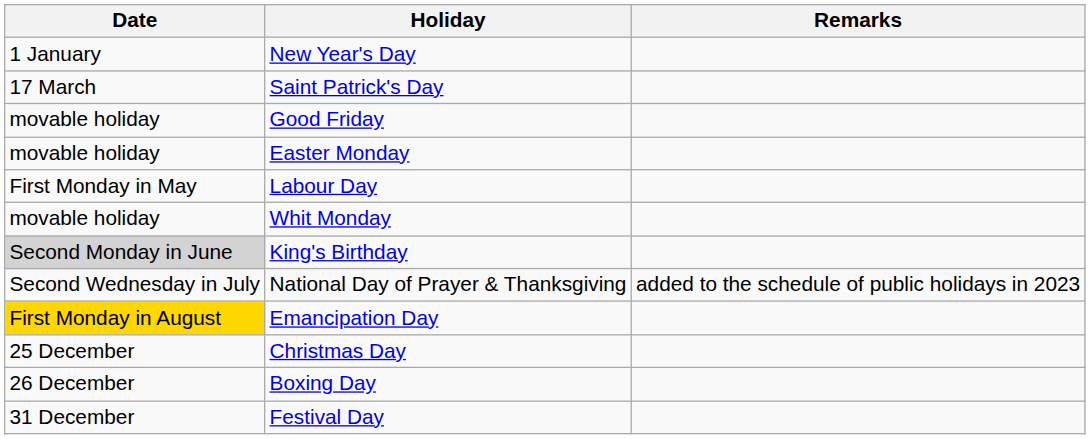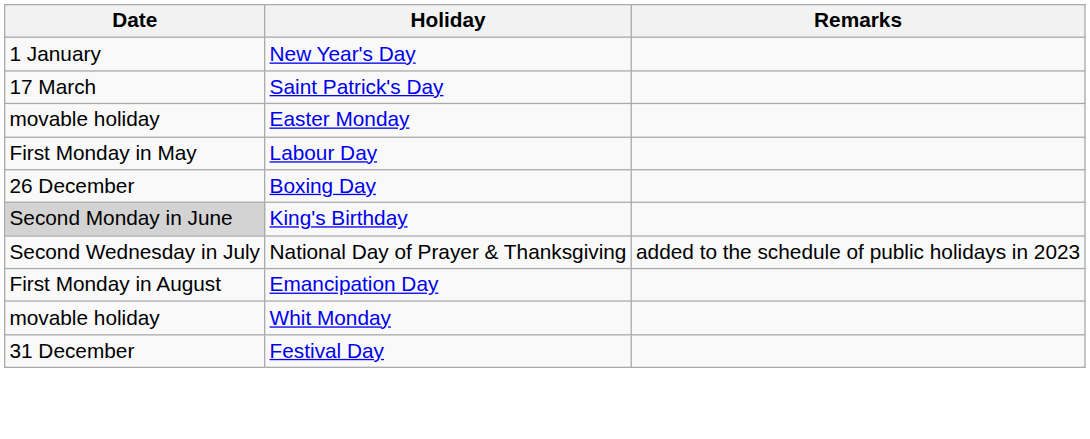- row: (327, 119)
rows swapped: (330, 218) <-> (323, 383)
(115, 317) gold background -> (115, 284) no background
- row: (338, 350)
